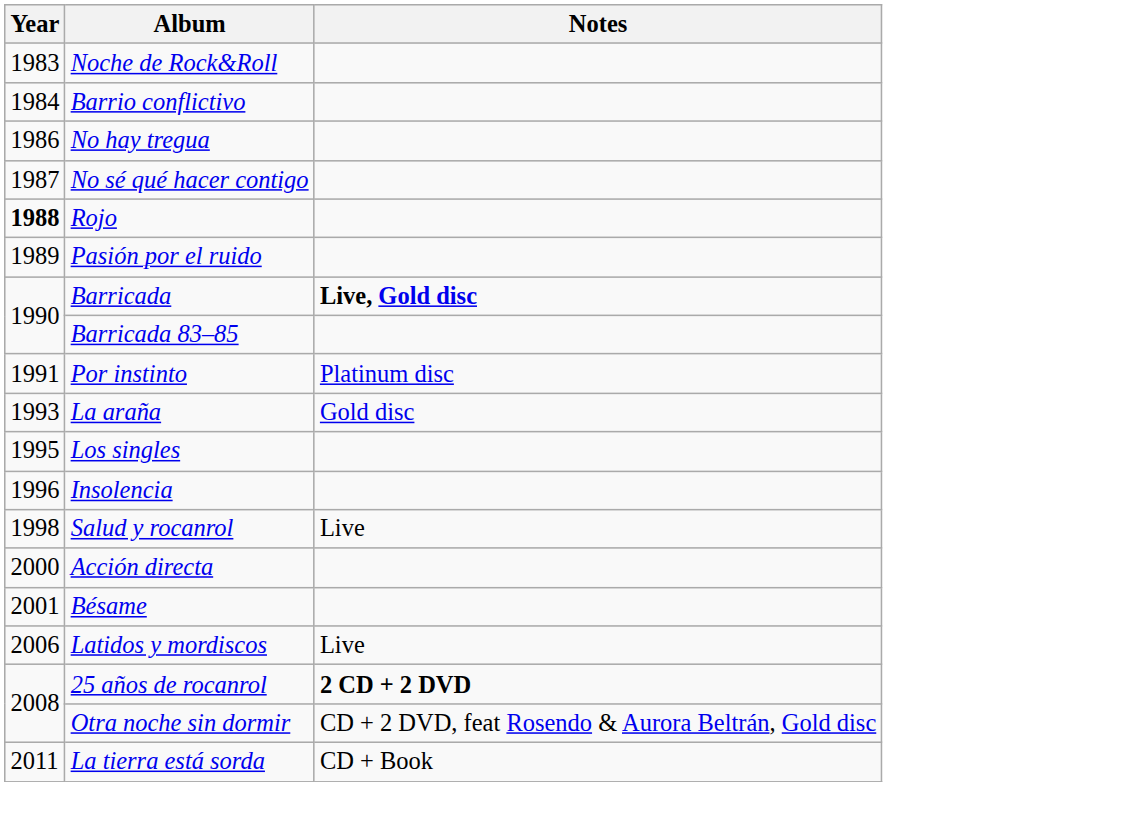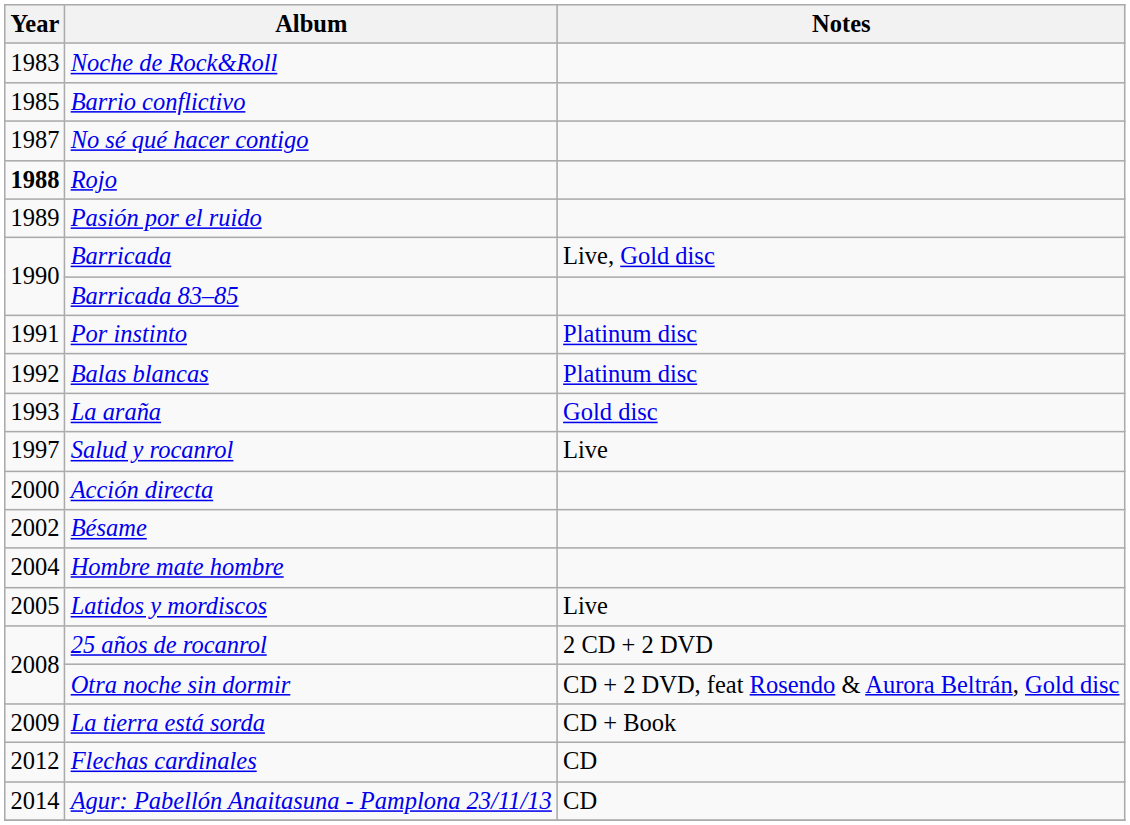(35, 101) 1984 -> (35, 101) 1985
- row: (140, 140)
(398, 295) bold -> (639, 256) normal
+ row: (140, 373)
- row: (125, 450)
- row: (122, 489)
(35, 528) 1998 -> (35, 450) 1997
(35, 606) 2001 -> (35, 528) 2002
+ row: (177, 567)
(35, 645) 2006 -> (35, 606) 2005
(396, 683) bold -> (638, 645) normal
(34, 761) 2011 -> (35, 722) 2009
+ row: (164, 761)
+ row: (311, 800)
